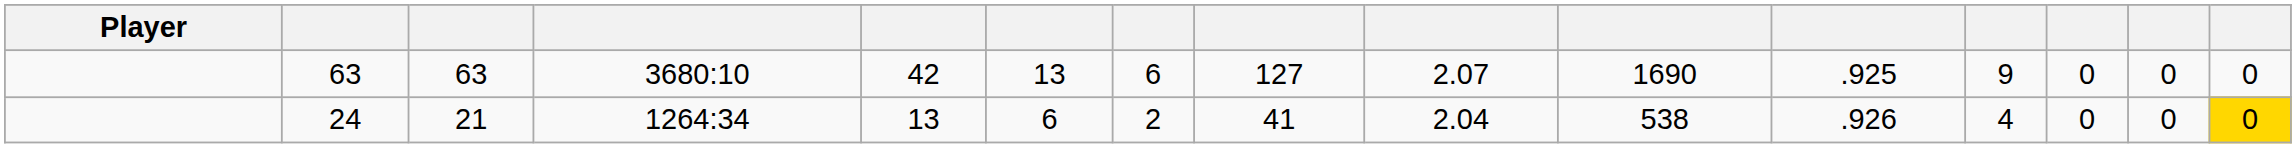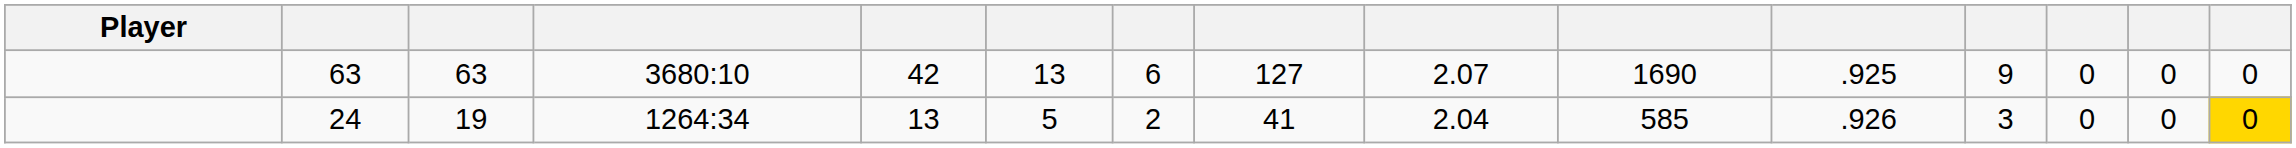(471, 119) 21 -> (471, 119) 19
(1049, 119) 6 -> (1049, 119) 5
(1665, 119) 538 -> (1665, 119) 585
(2006, 119) 4 -> (2006, 119) 3
